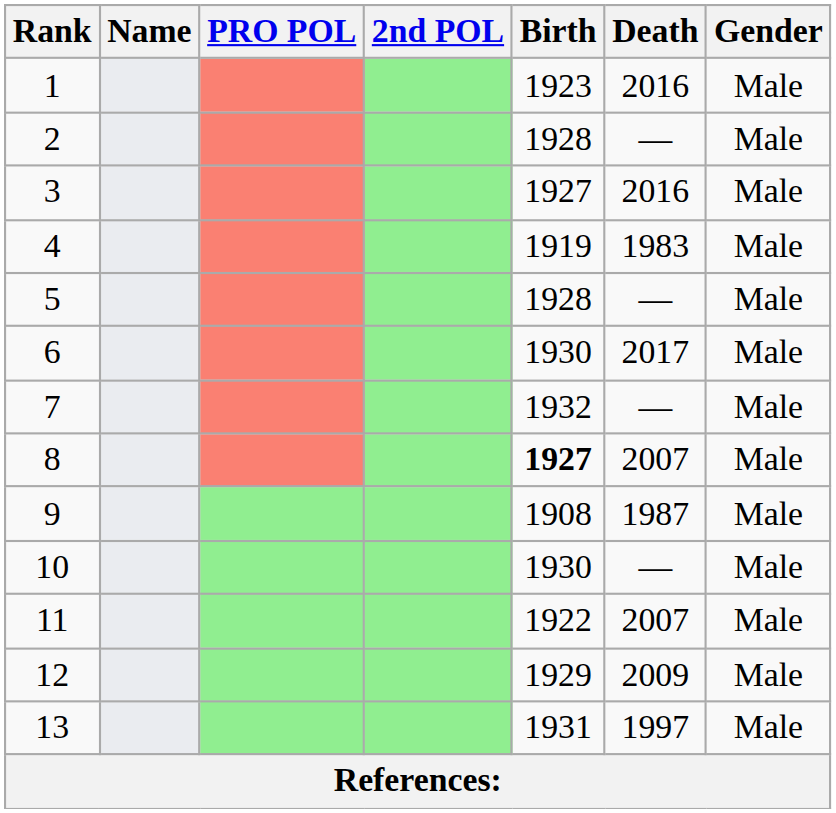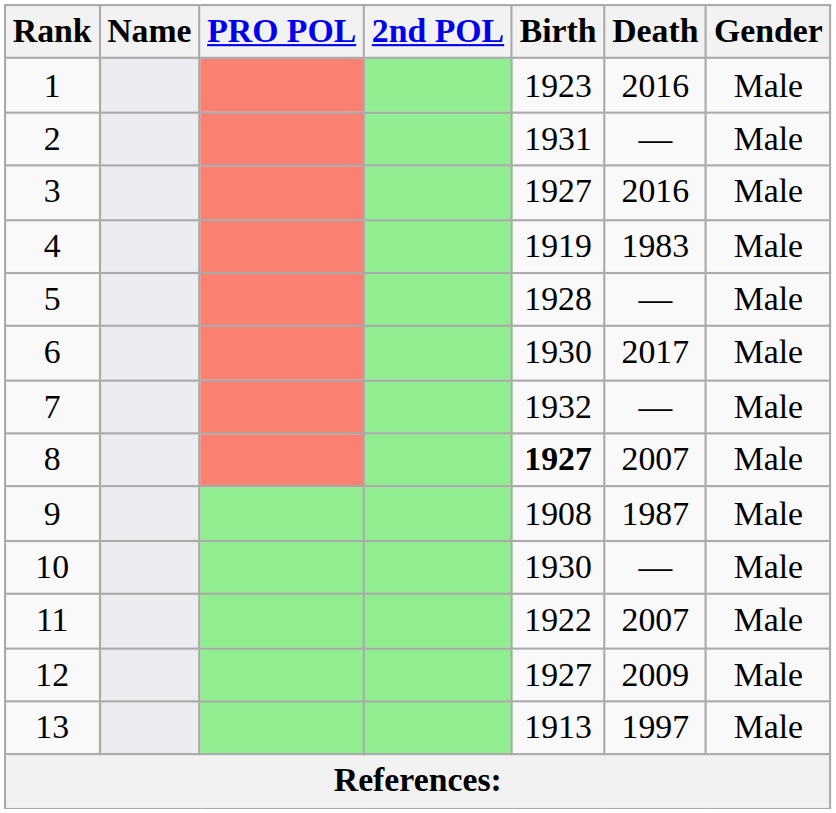(558, 138) 1928 -> (558, 138) 1931
(558, 673) 1929 -> (558, 673) 1927
(558, 727) 1931 -> (558, 727) 1913
